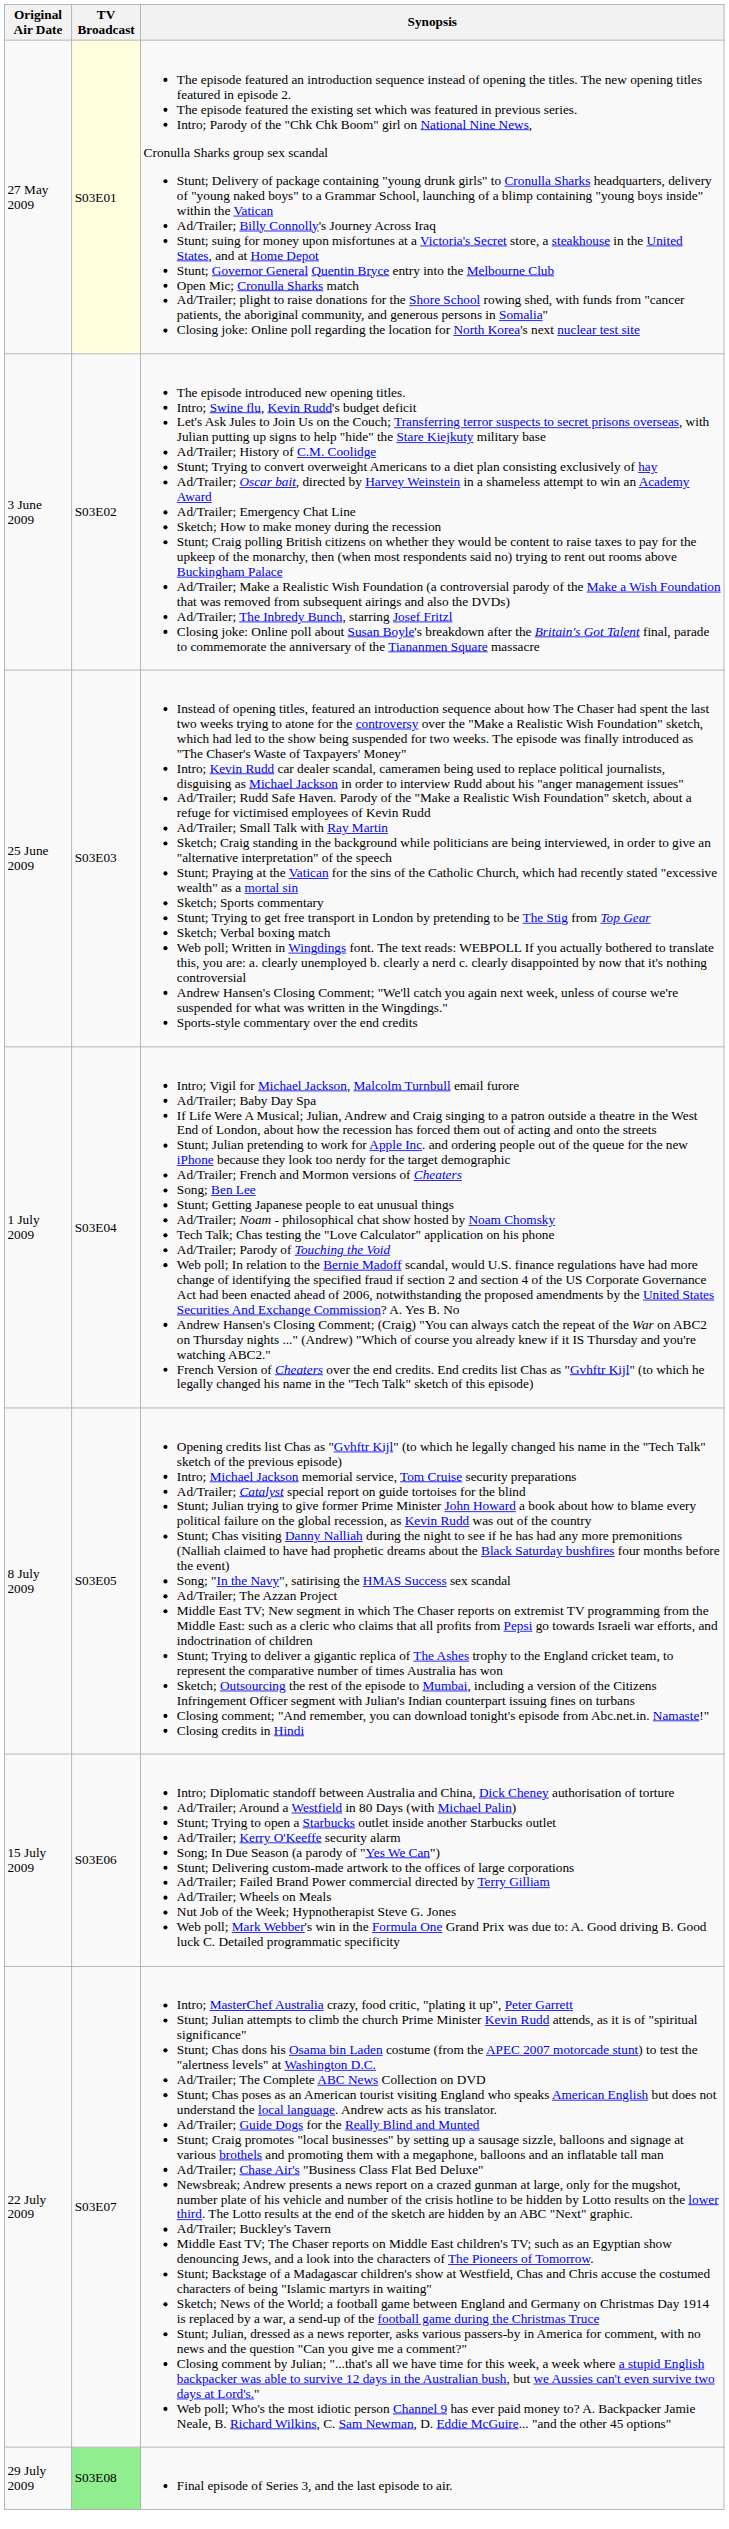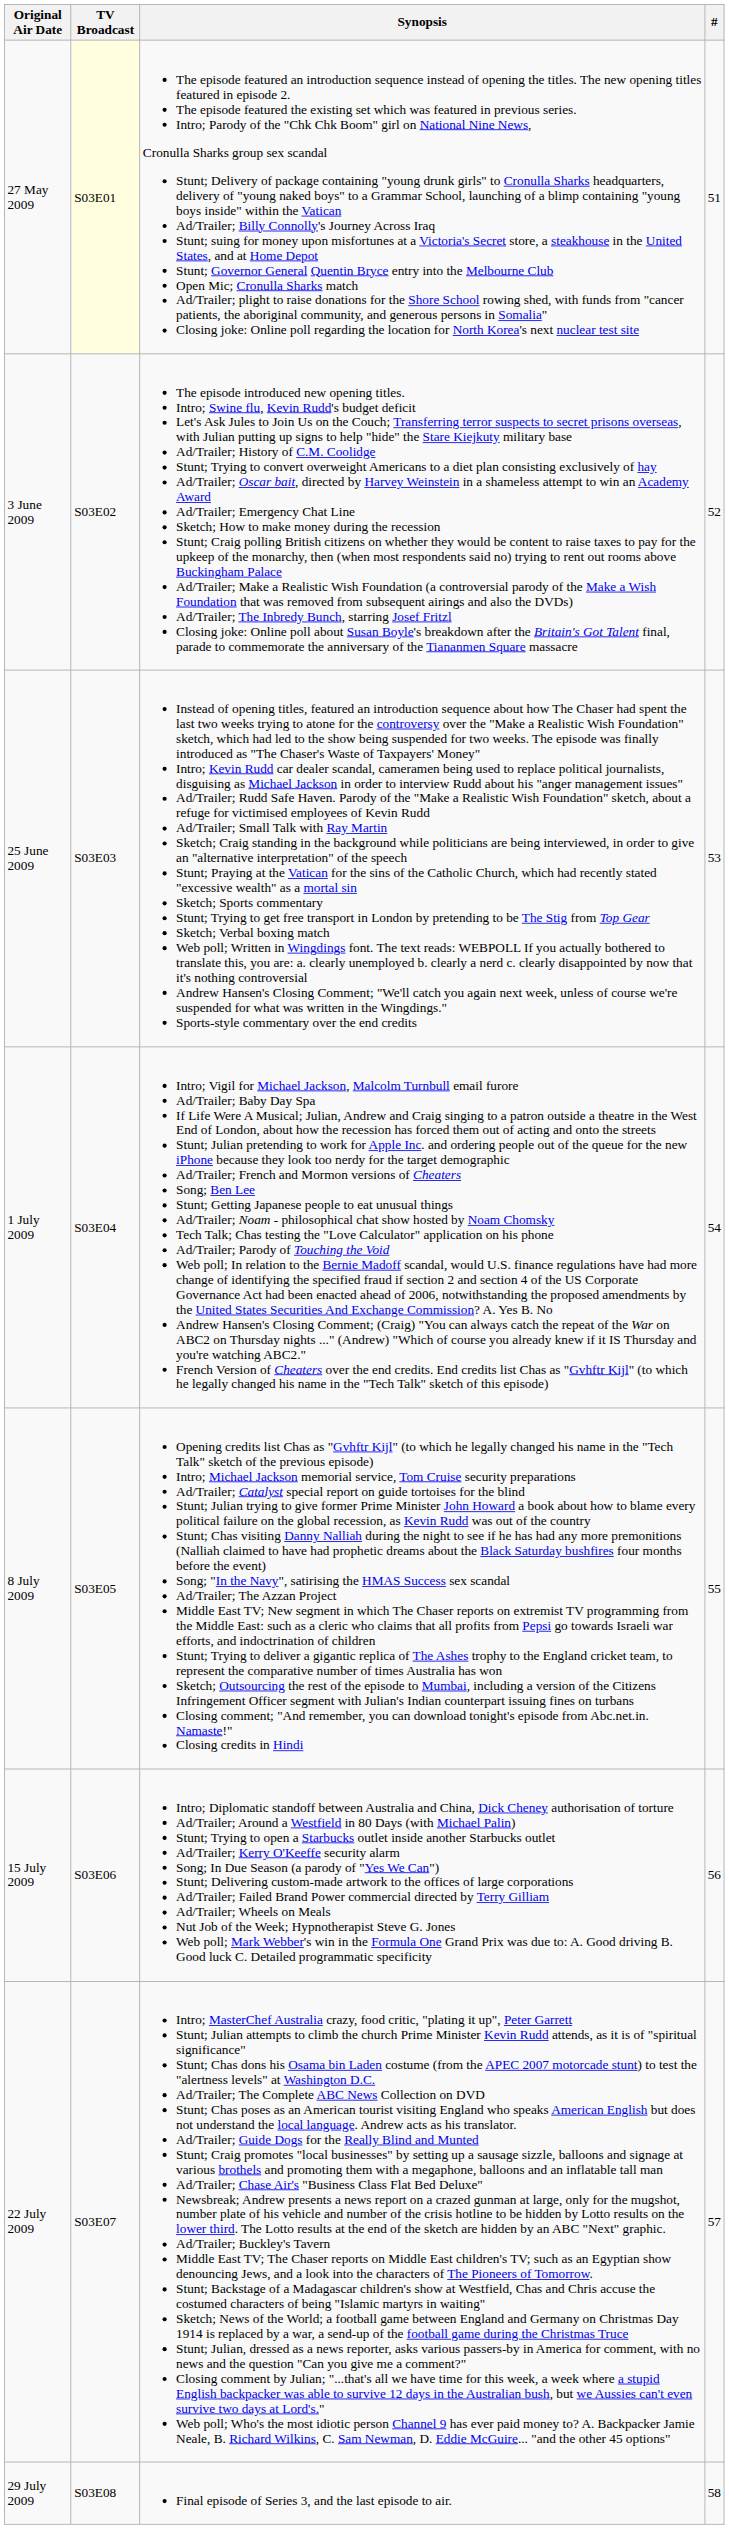+ column: (714, 22)
(96, 2478) lightgreen background -> (95, 2493) no background
